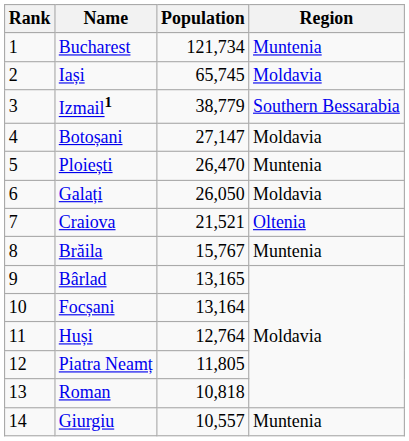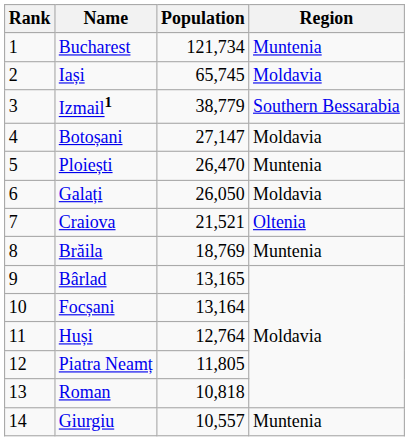(220, 250) 15,767 -> (220, 250) 18,769
